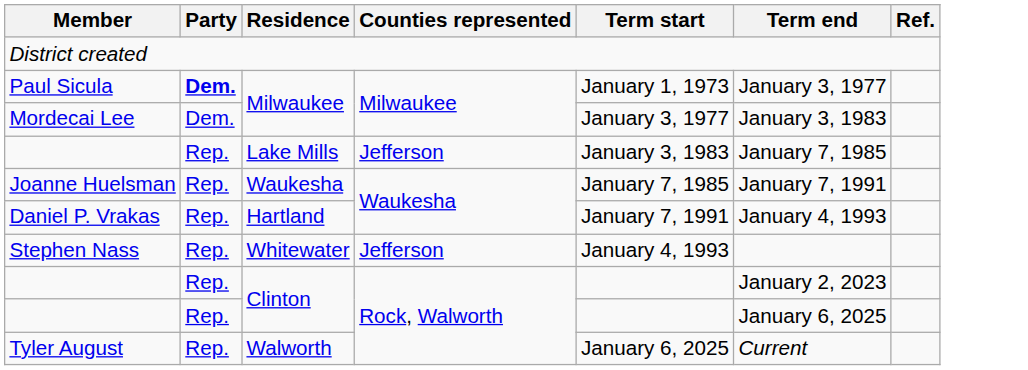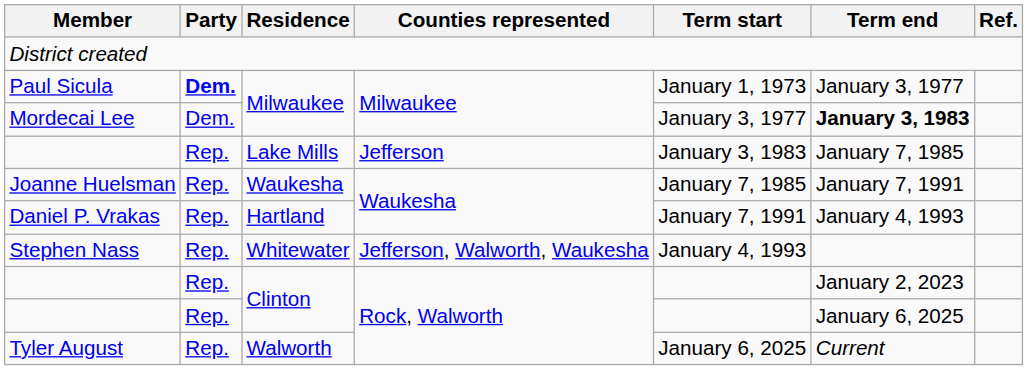(812, 119) normal -> (893, 119) bold
(401, 250) Jefferson -> (504, 250) Jefferson, Walworth, Waukesha
